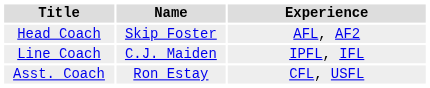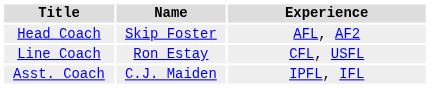(171, 54) C.J. Maiden -> (171, 54) Ron Estay
(327, 54) IPFL, IFL -> (327, 54) CFL, USFL
(171, 75) Ron Estay -> (171, 75) C.J. Maiden
(327, 75) CFL, USFL -> (327, 75) IPFL, IFL
